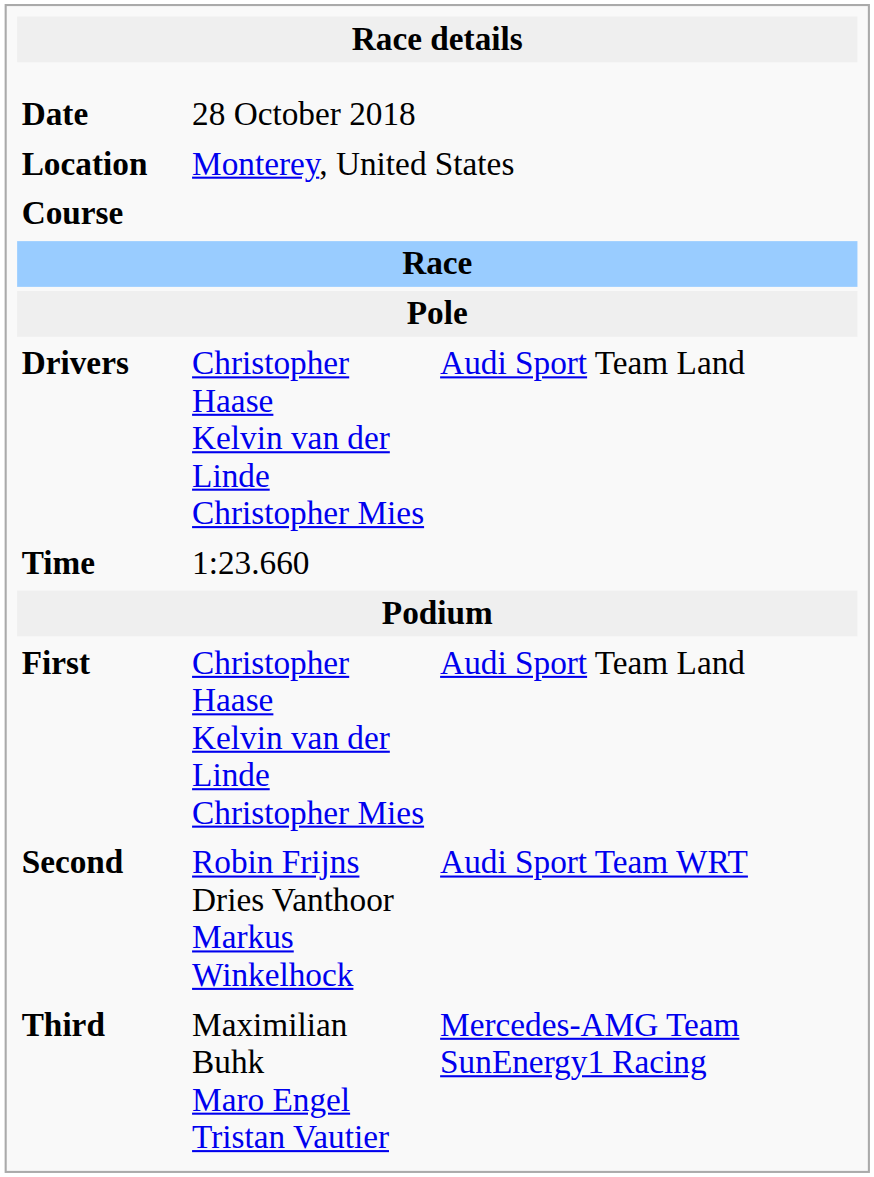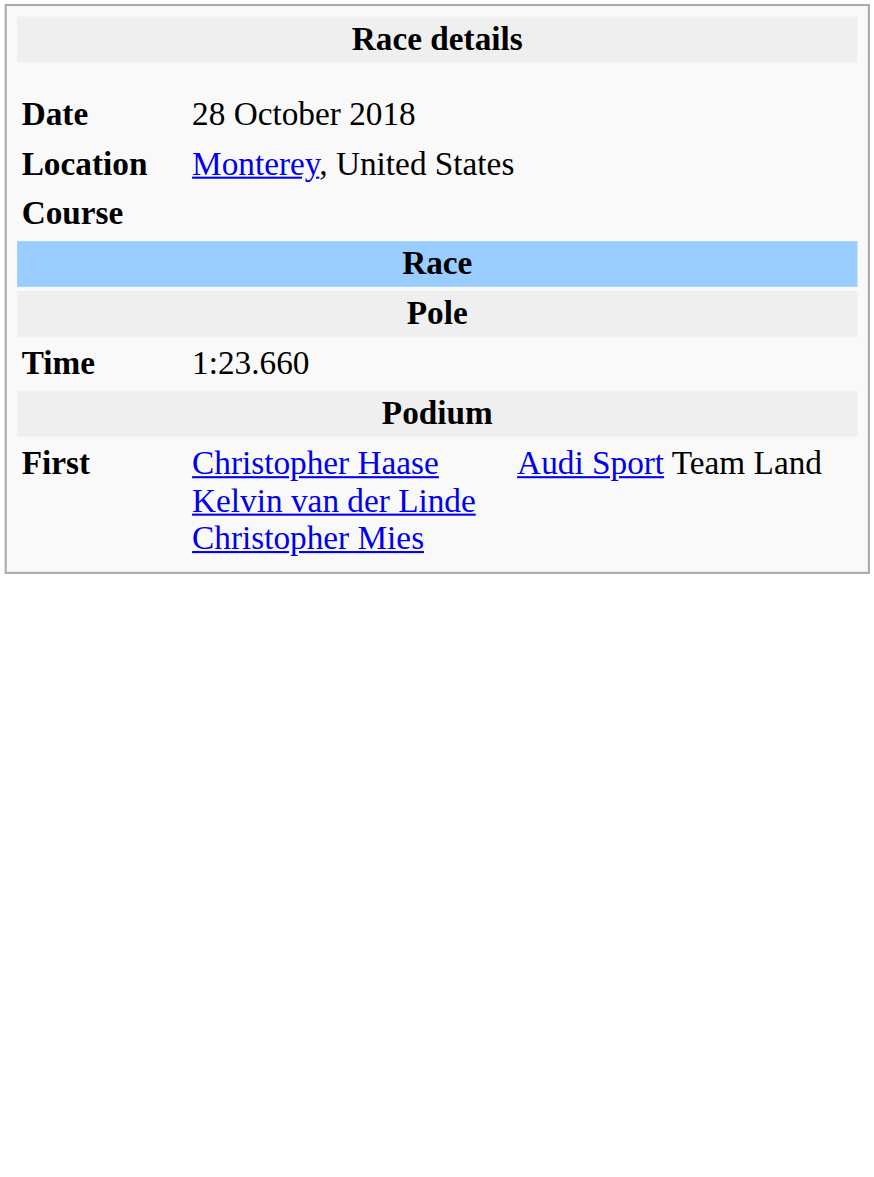- row: (75, 363)
- row: (73, 862)
- row: (63, 1025)
